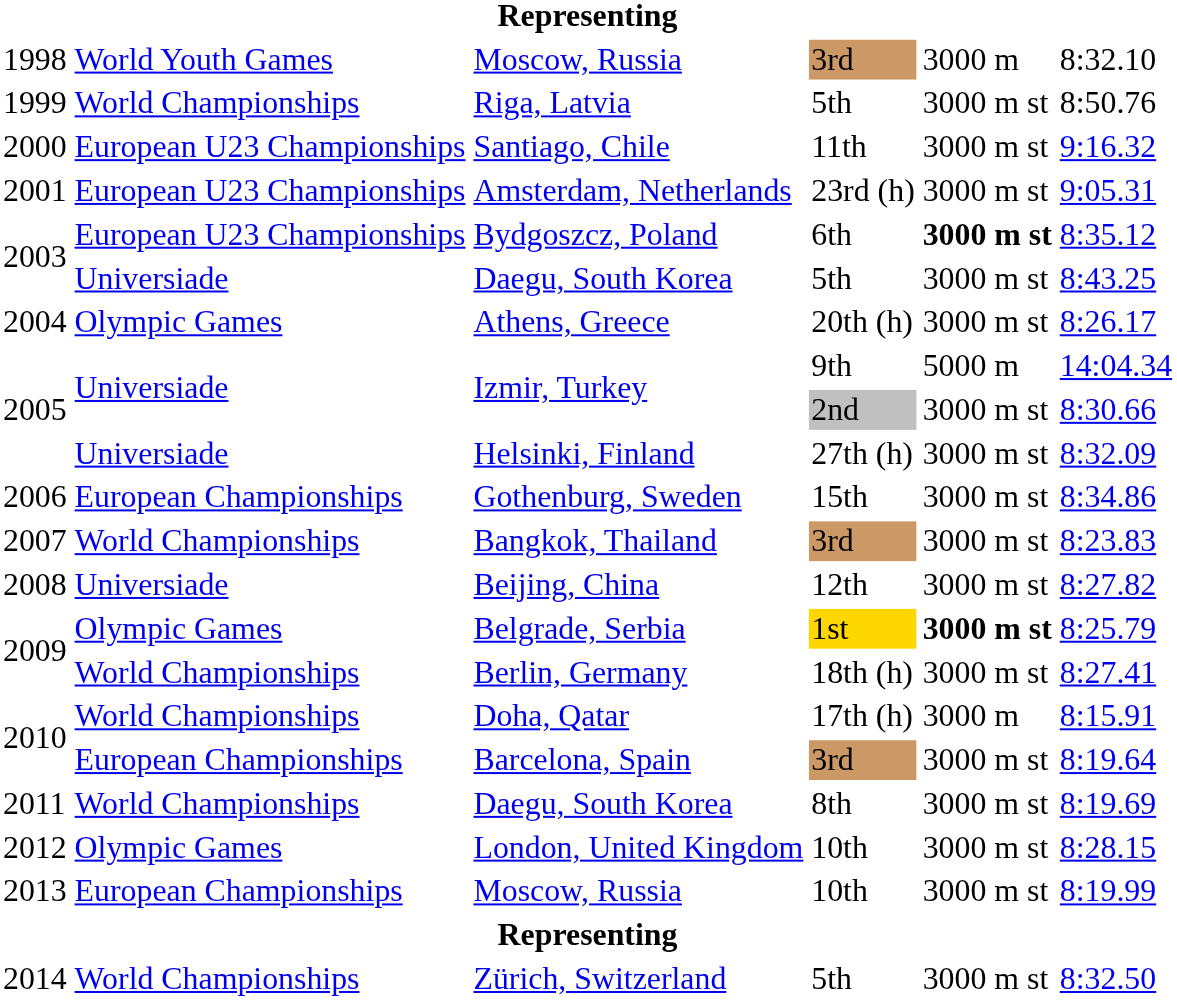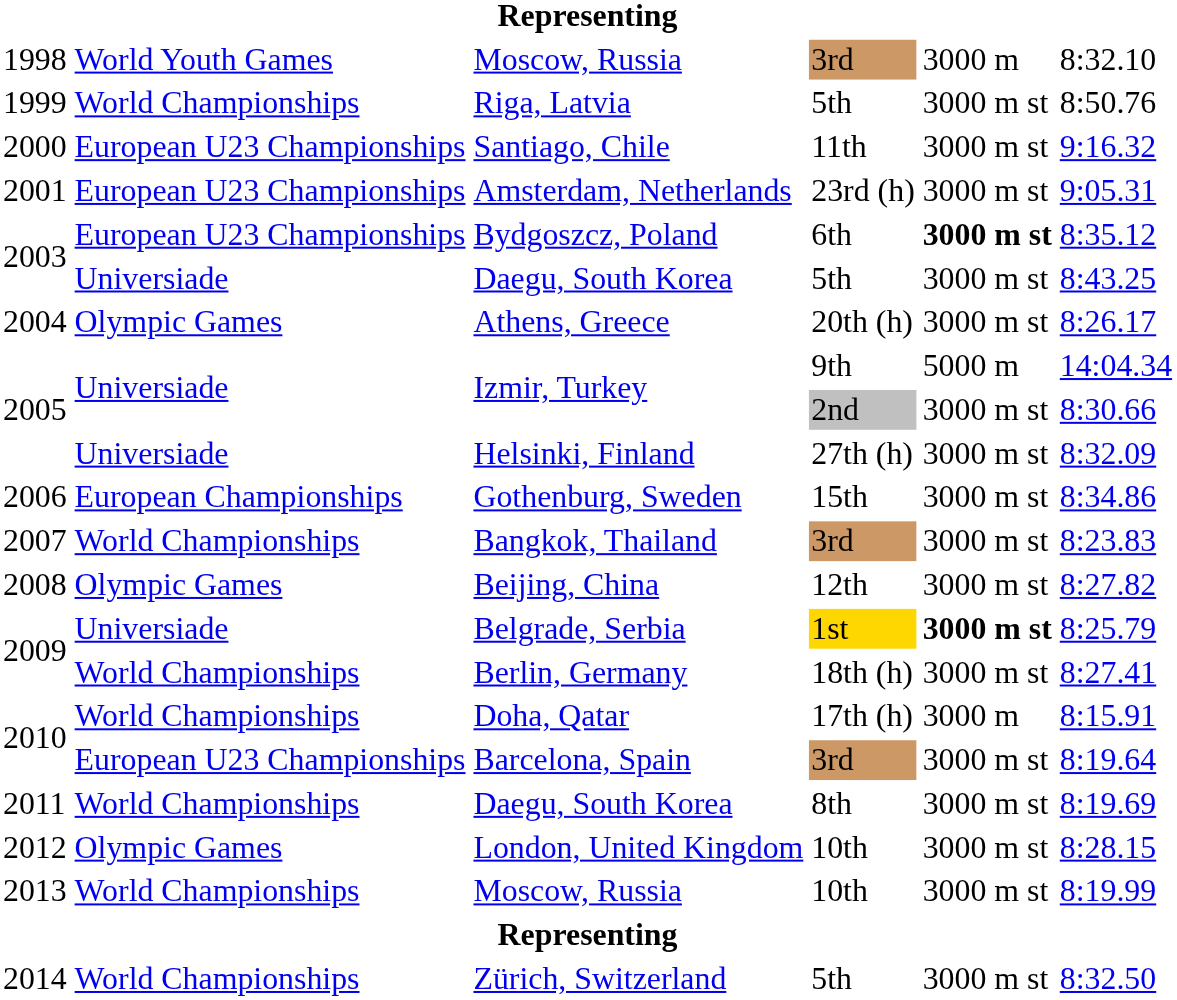(152, 584) Universiade -> (179, 584) Olympic Games
(179, 628) Olympic Games -> (152, 628) Universiade
(239, 759) European Championships -> (270, 759) European U23 Championships
(239, 890) European Championships -> (217, 890) World Championships
